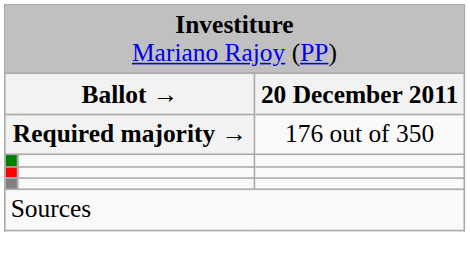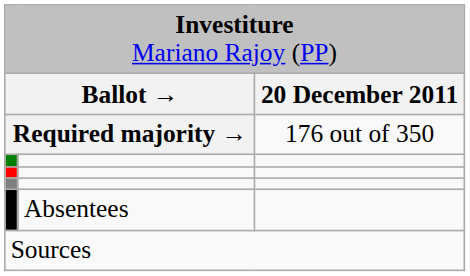+ row: (11, 210)
